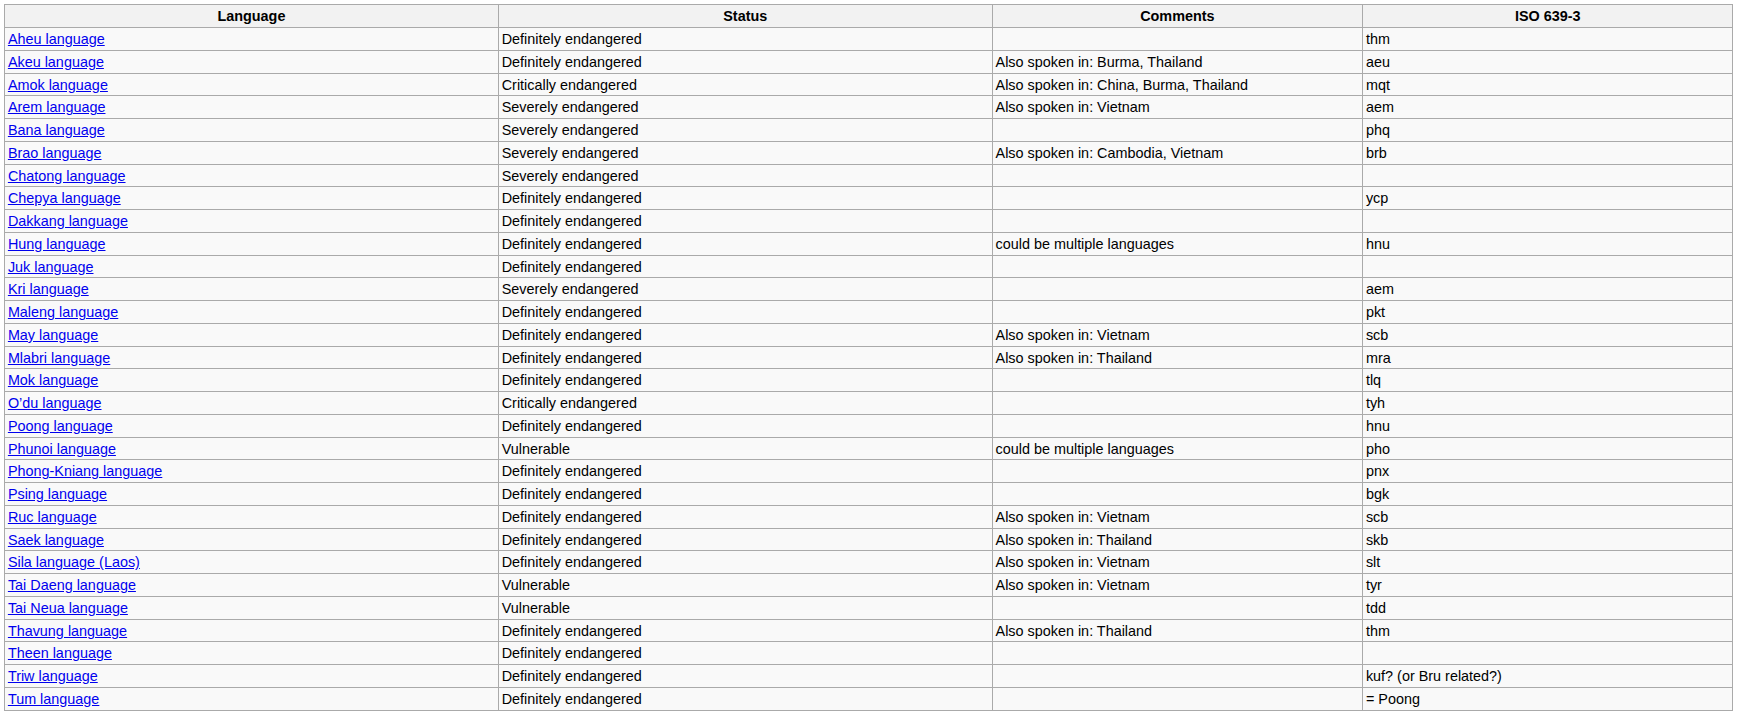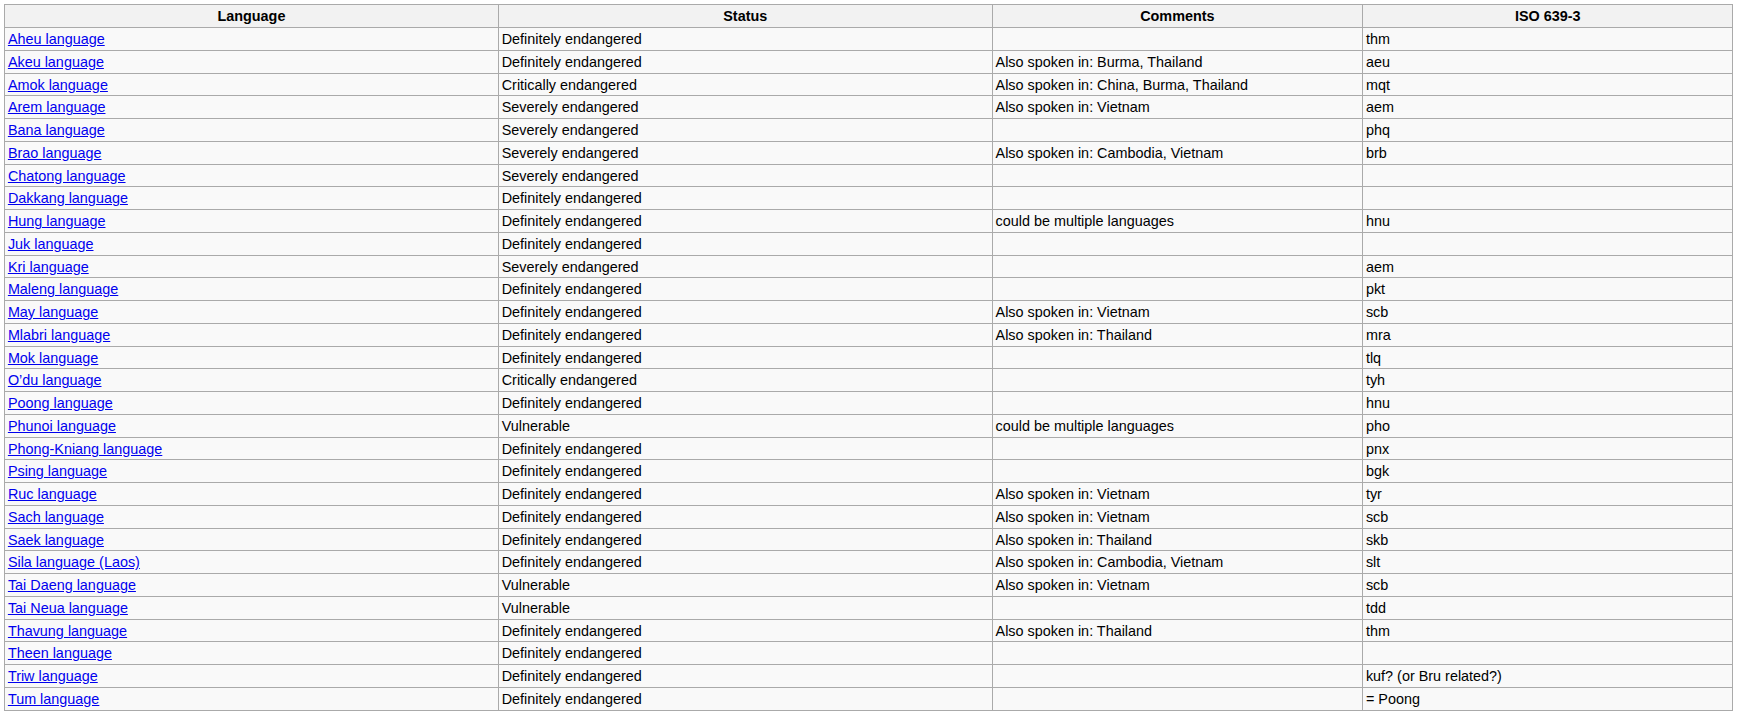- row: (64, 198)
(1377, 517) scb -> (1374, 494) tyr
+ row: (56, 517)
(1073, 562) Also spoken in: Vietnam -> (1109, 562) Also spoken in: Cambodia, Vietnam
(1374, 585) tyr -> (1377, 585) scb
